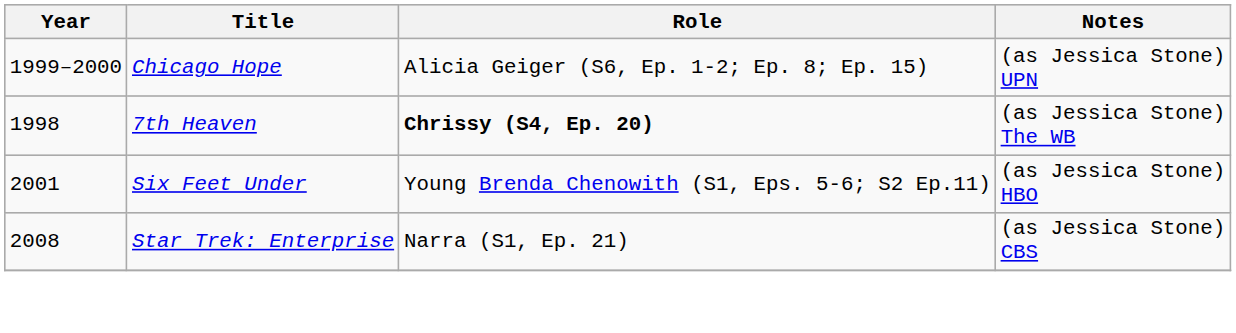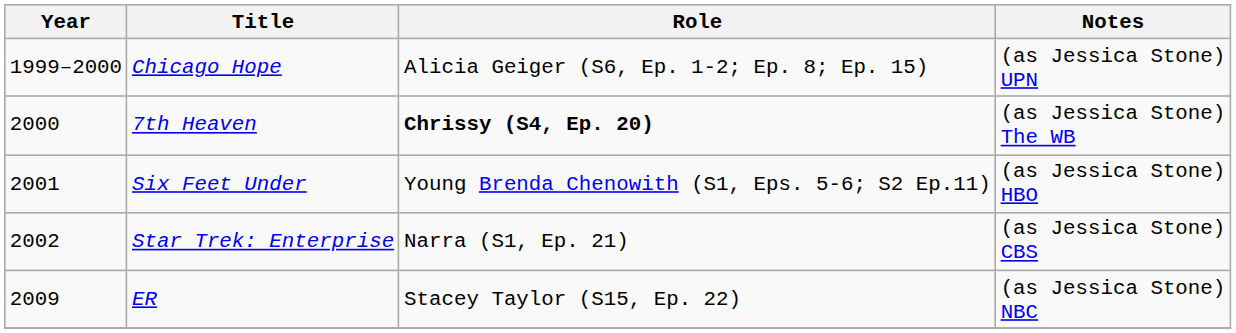(35, 126) 1998 -> (35, 126) 2000
(35, 241) 2008 -> (35, 241) 2002
+ row: (144, 299)
